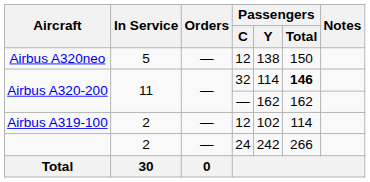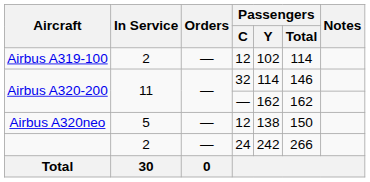rows swapped: (57, 123) <-> (57, 58)
(301, 79) bold -> (301, 79) normal
